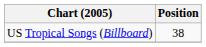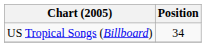(178, 32) 38 -> (178, 32) 34
